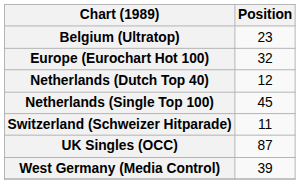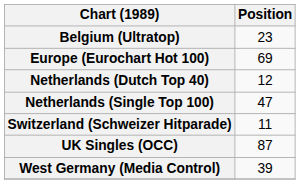(265, 59) 32 -> (265, 59) 69
(265, 102) 45 -> (265, 102) 47
